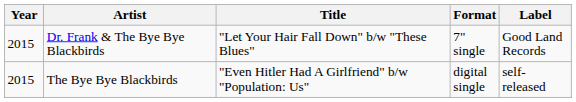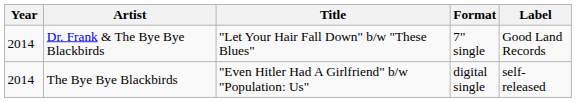(21, 43) 2015 -> (21, 43) 2014
(21, 79) 2015 -> (21, 79) 2014
